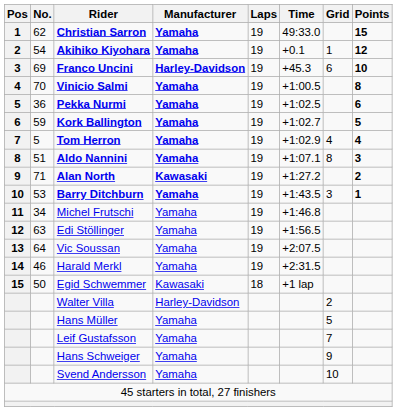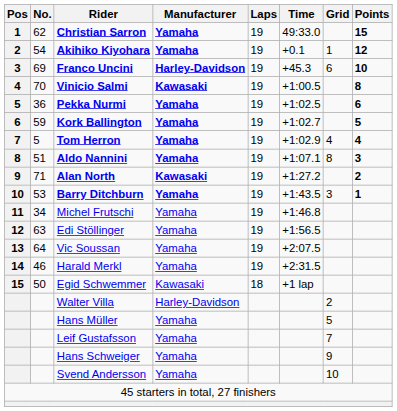(177, 86) Yamaha -> (181, 86) Kawasaki
